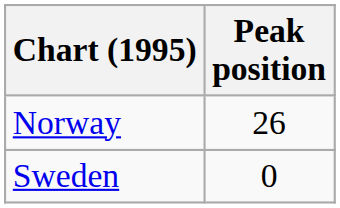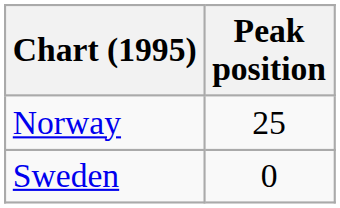(269, 122) 26 -> (269, 122) 25
